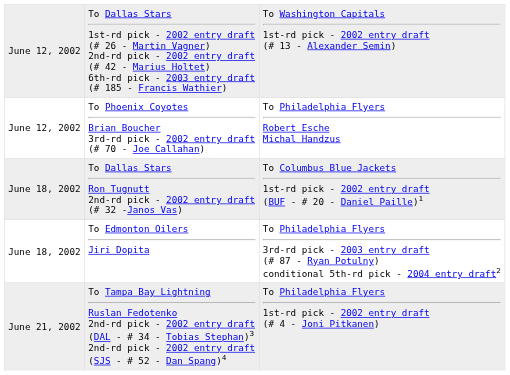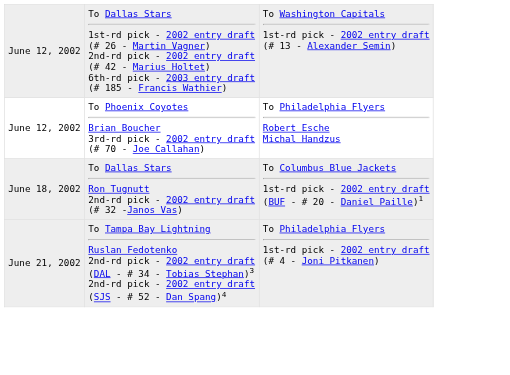- row: (172, 239)
